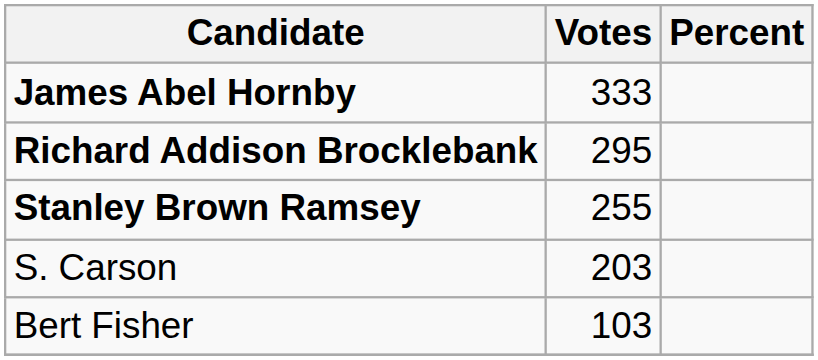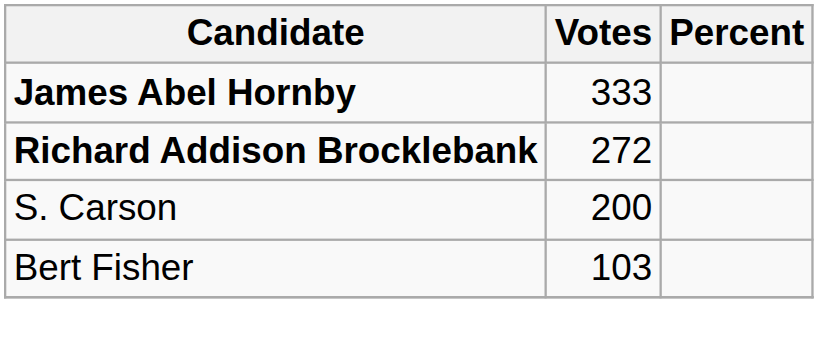(622, 150) 295 -> (622, 150) 272
- row: (217, 208)
(622, 267) 203 -> (622, 208) 200
